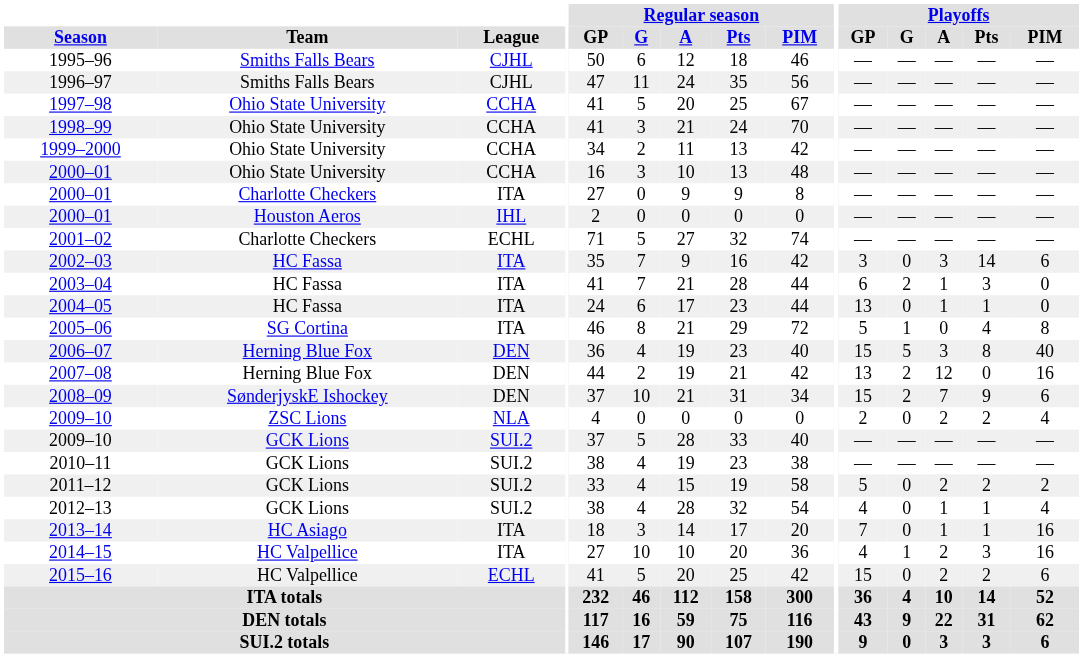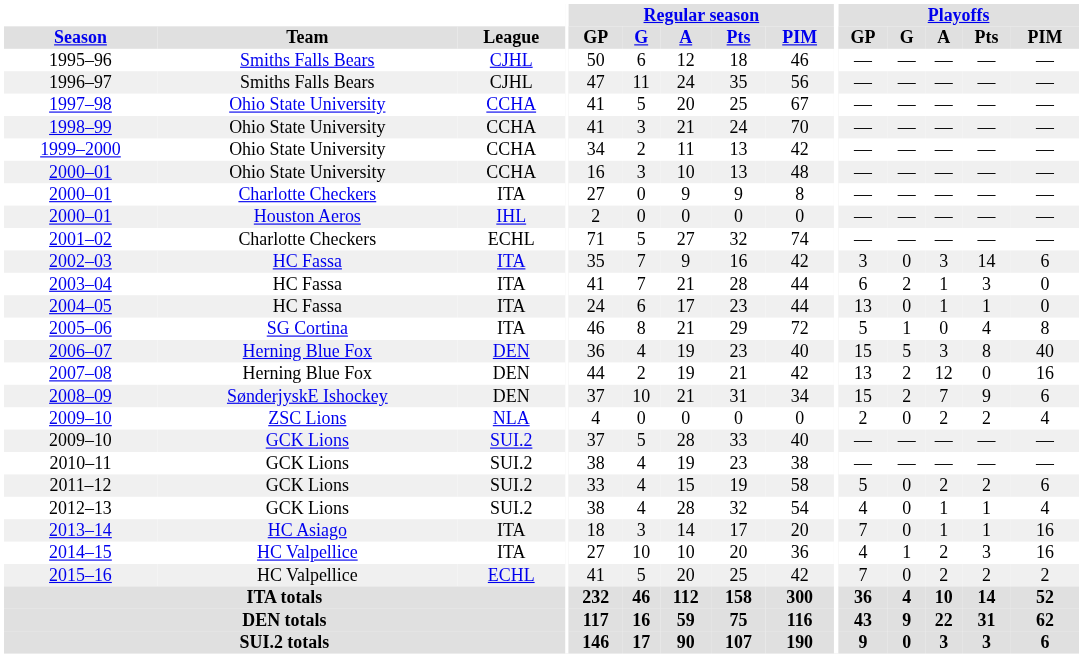(1045, 485) 2 -> (1045, 485) 6
(863, 575) 15 -> (863, 575) 7
(1045, 575) 6 -> (1045, 575) 2
